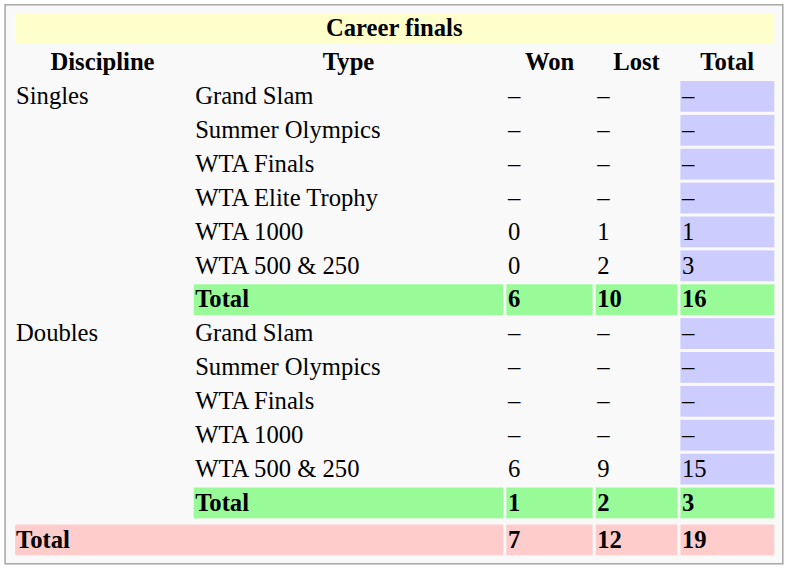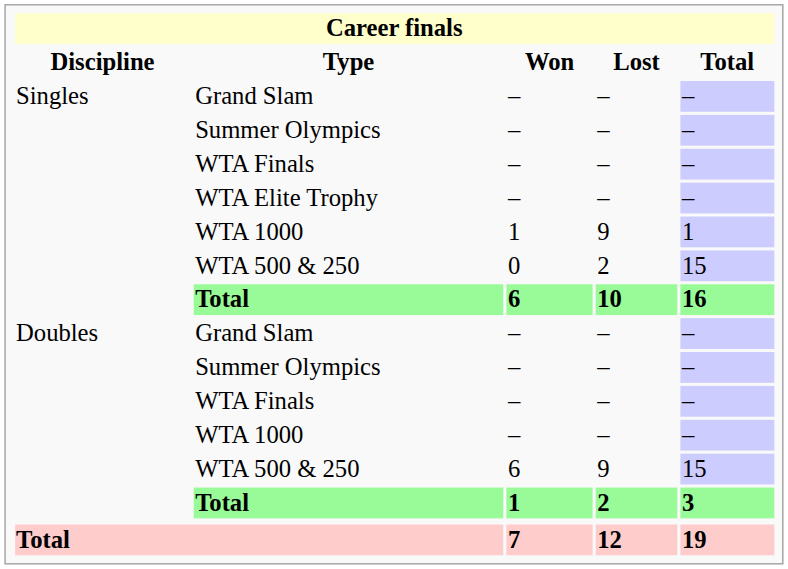(514, 231) 0 -> (514, 231) 1
(603, 231) 1 -> (603, 231) 9
(688, 265) 3 -> (694, 265) 15
